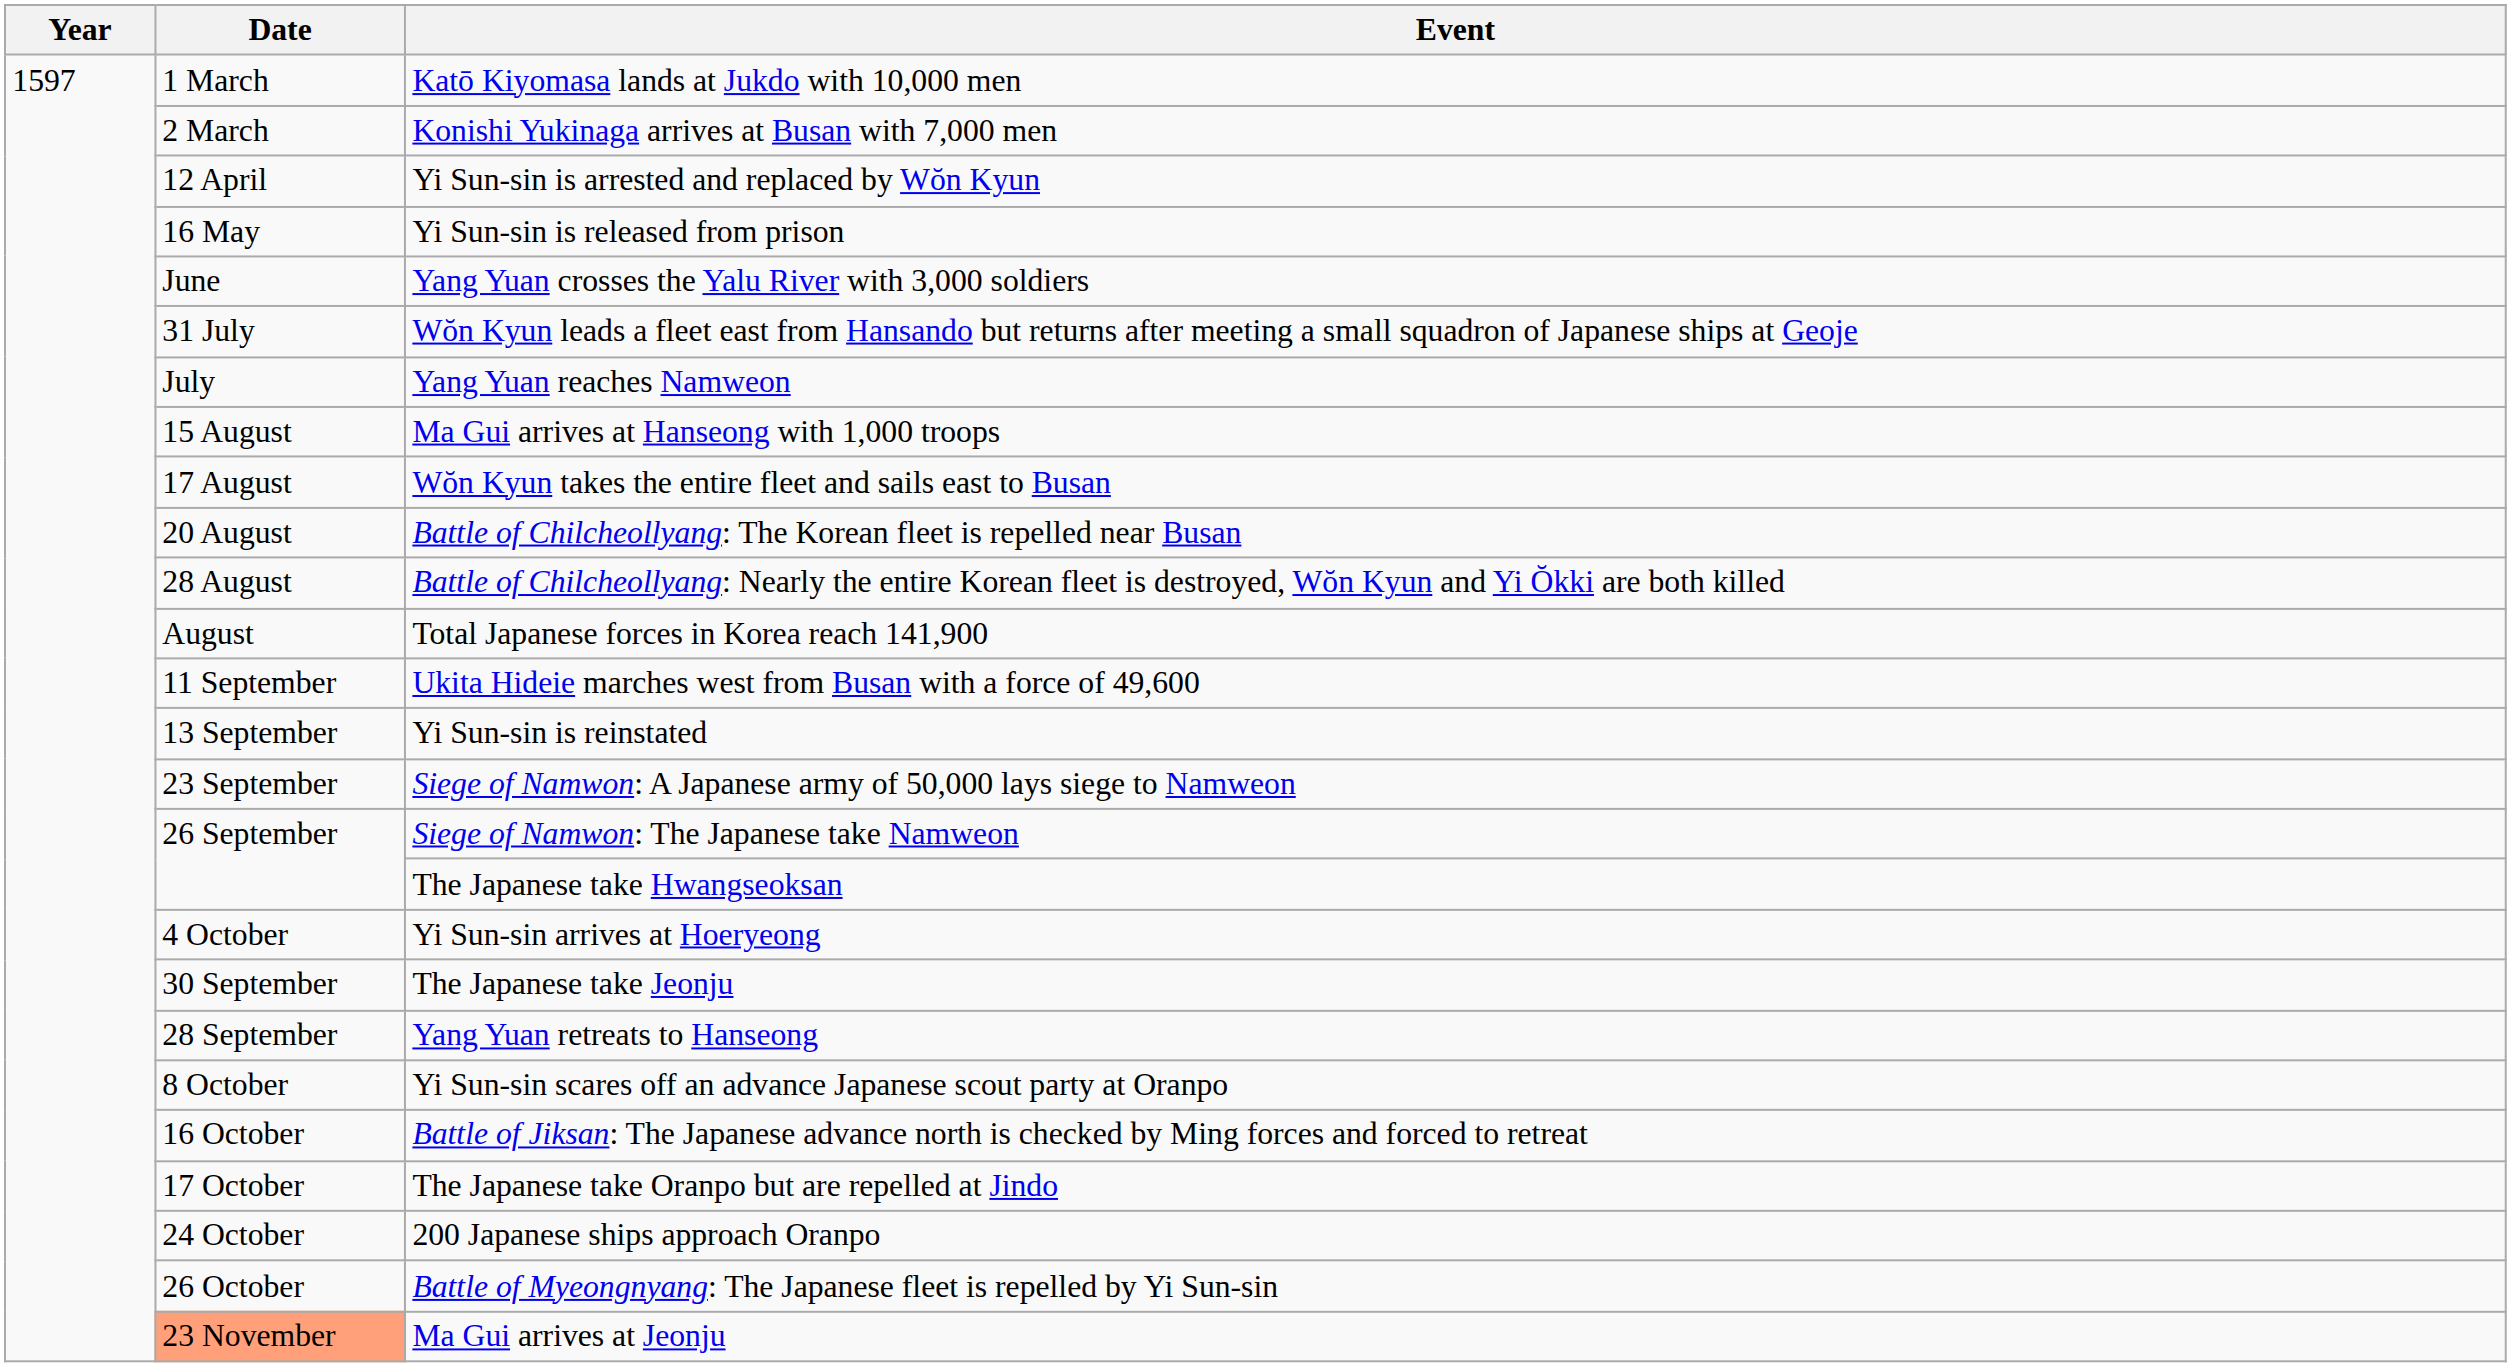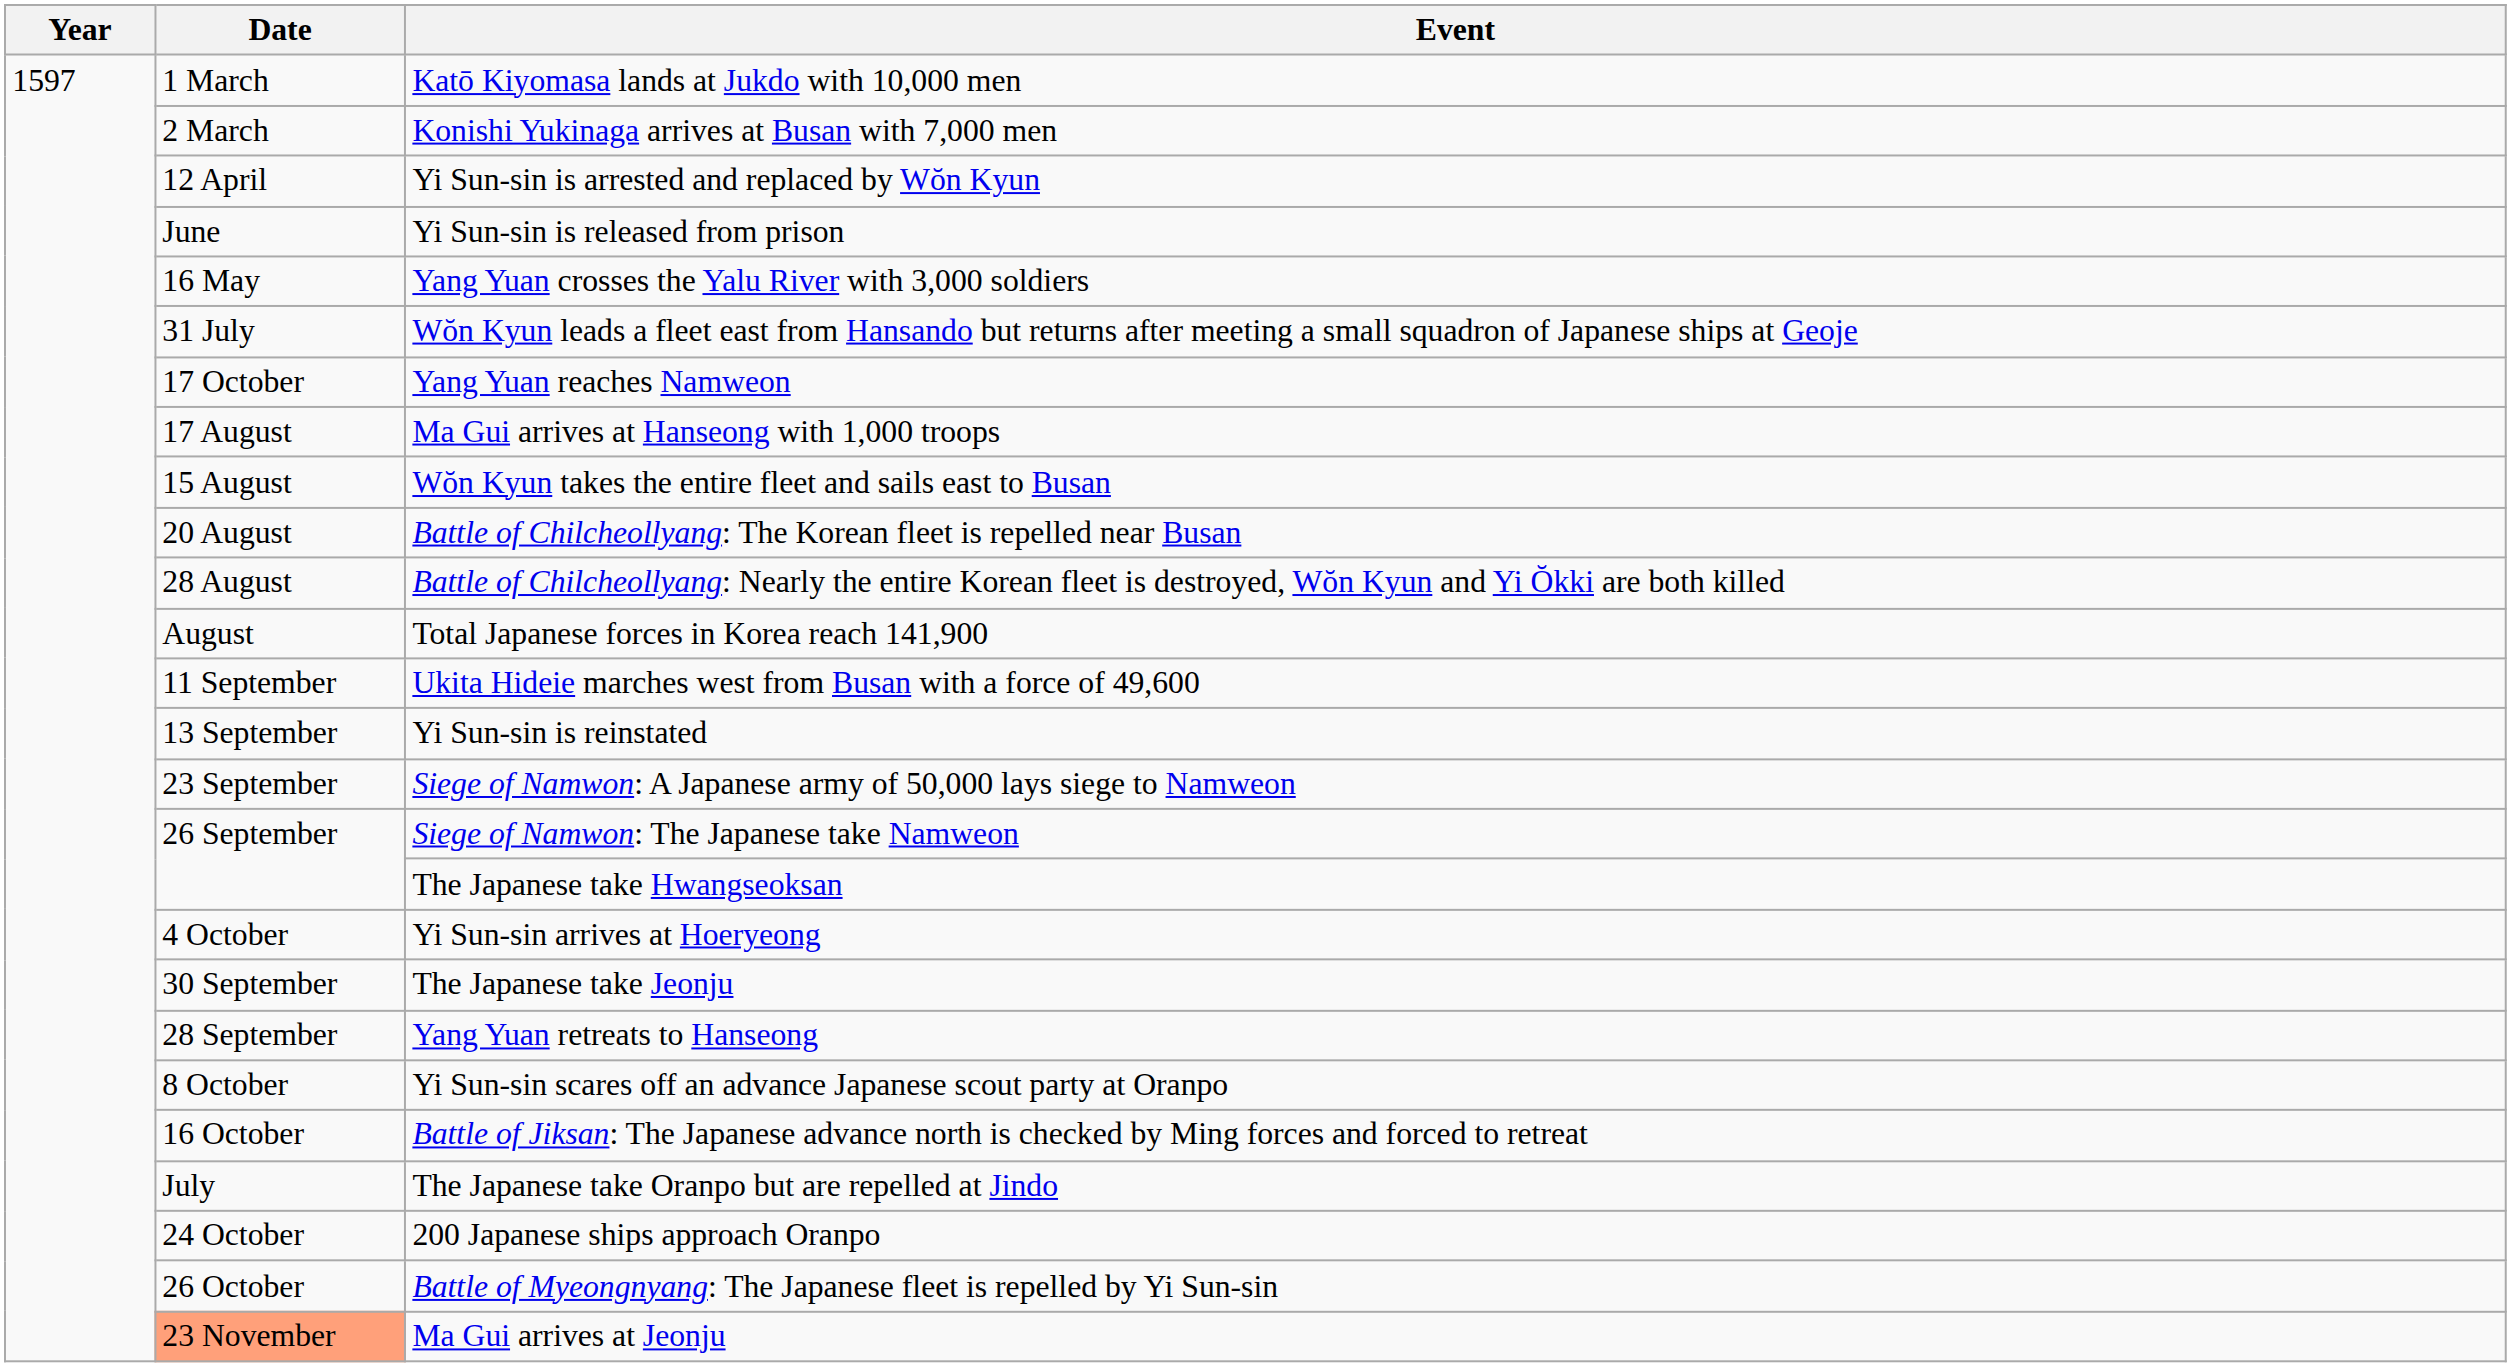(211, 230) 16 May -> (191, 230) June
(191, 280) June -> (211, 280) 16 May
(189, 381) July -> (233, 381) 17 October
(227, 431) 15 August -> (227, 431) 17 August
(227, 481) 17 August -> (227, 481) 15 August
(233, 1185) 17 October -> (189, 1185) July
